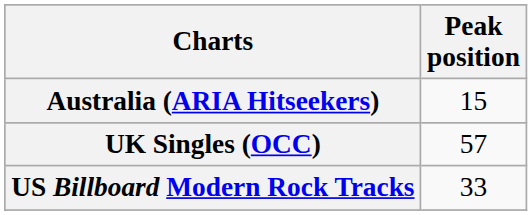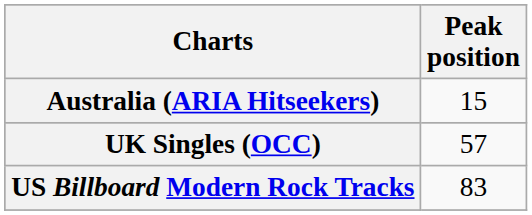(474, 187) 33 -> (474, 187) 83
